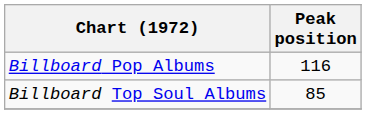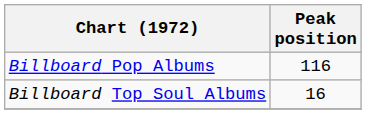(316, 94) 85 -> (316, 94) 16
